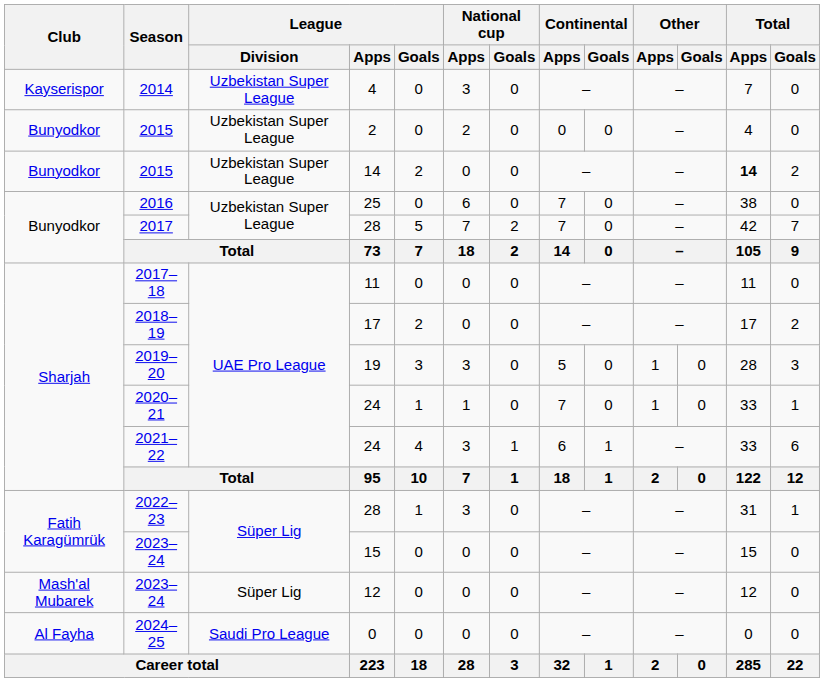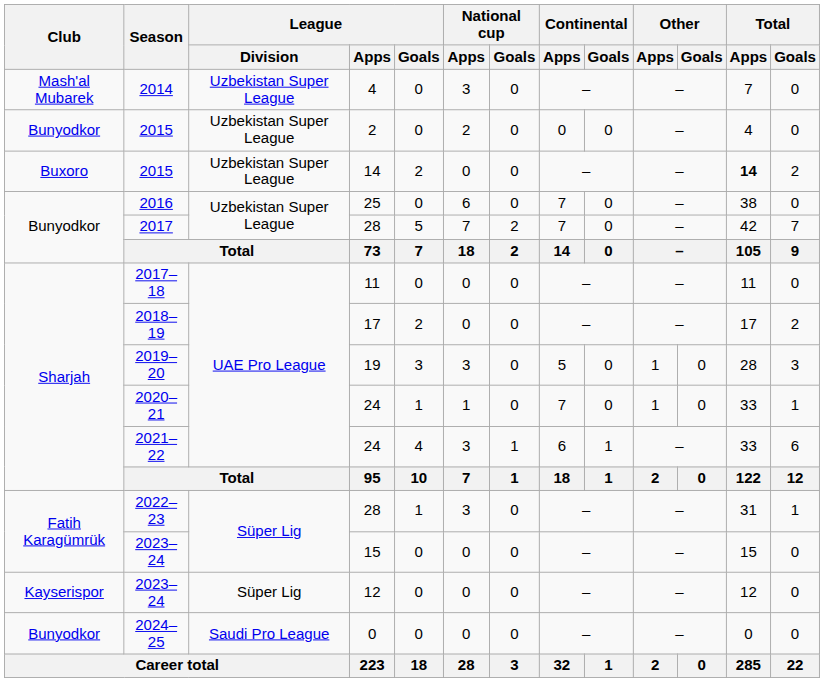(64, 89) Kayserispor -> (64, 89) Mash'al Mubarek
(64, 171) Bunyodkor -> (64, 171) Buxoro
(64, 592) Mash'al Mubarek -> (64, 592) Kayserispor
(64, 633) Al Fayha -> (64, 633) Bunyodkor
